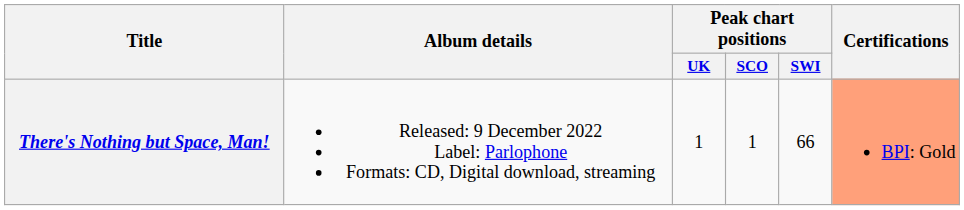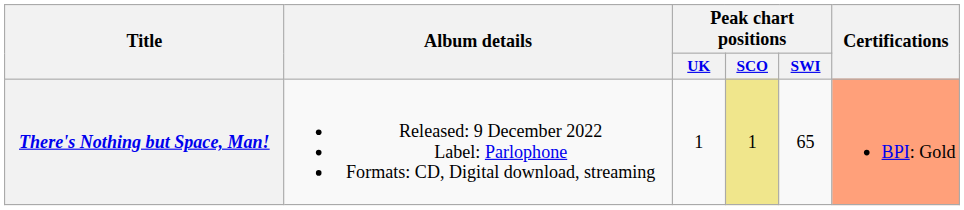(752, 141) no background -> (752, 141) khaki background
(806, 141) 66 -> (806, 141) 65
